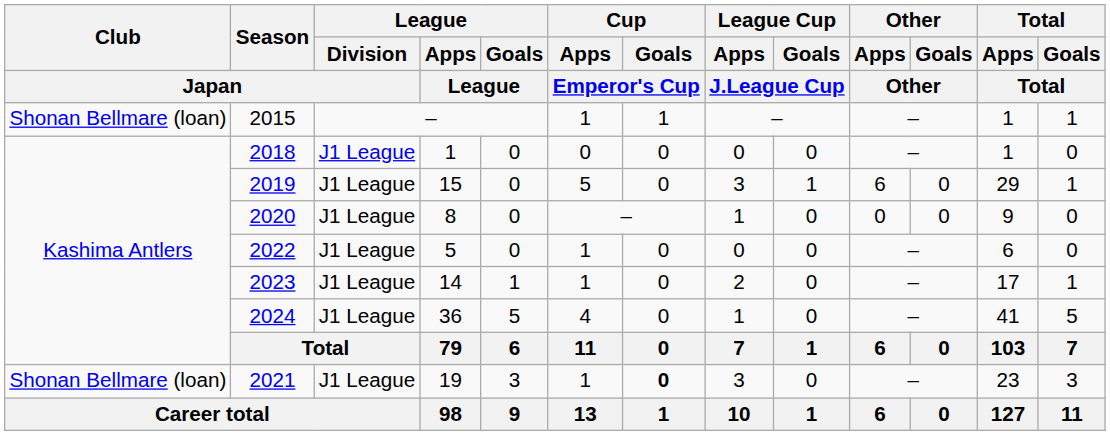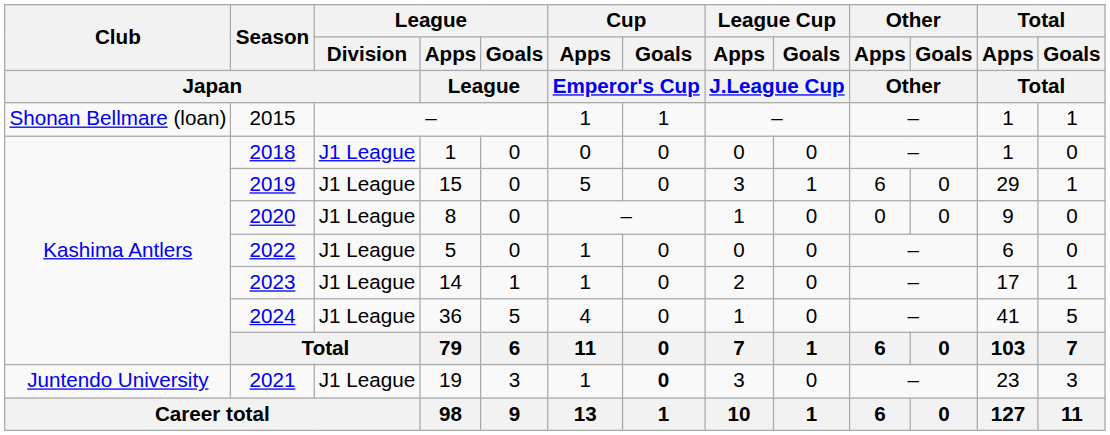(118, 380) Shonan Bellmare (loan) -> (118, 380) Juntendo University
